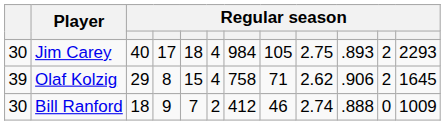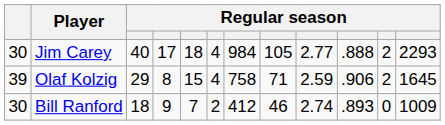(317, 52) 2.75 -> (317, 52) 2.77
(357, 52) .893 -> (357, 52) .888
(317, 79) 2.62 -> (317, 79) 2.59
(357, 106) .888 -> (357, 106) .893
